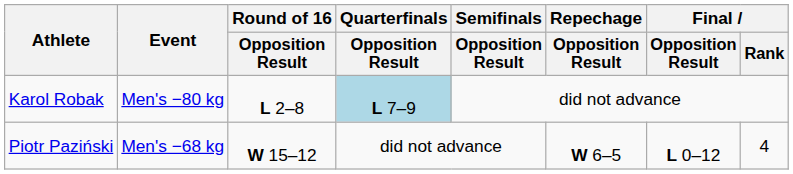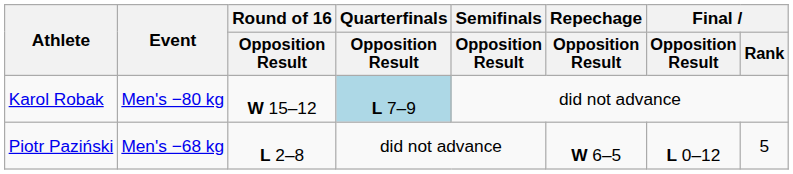(282, 109) L 2–8 -> (282, 109) W 15–12
(282, 155) W 15–12 -> (282, 155) L 2–8
(764, 146) 4 -> (764, 146) 5
